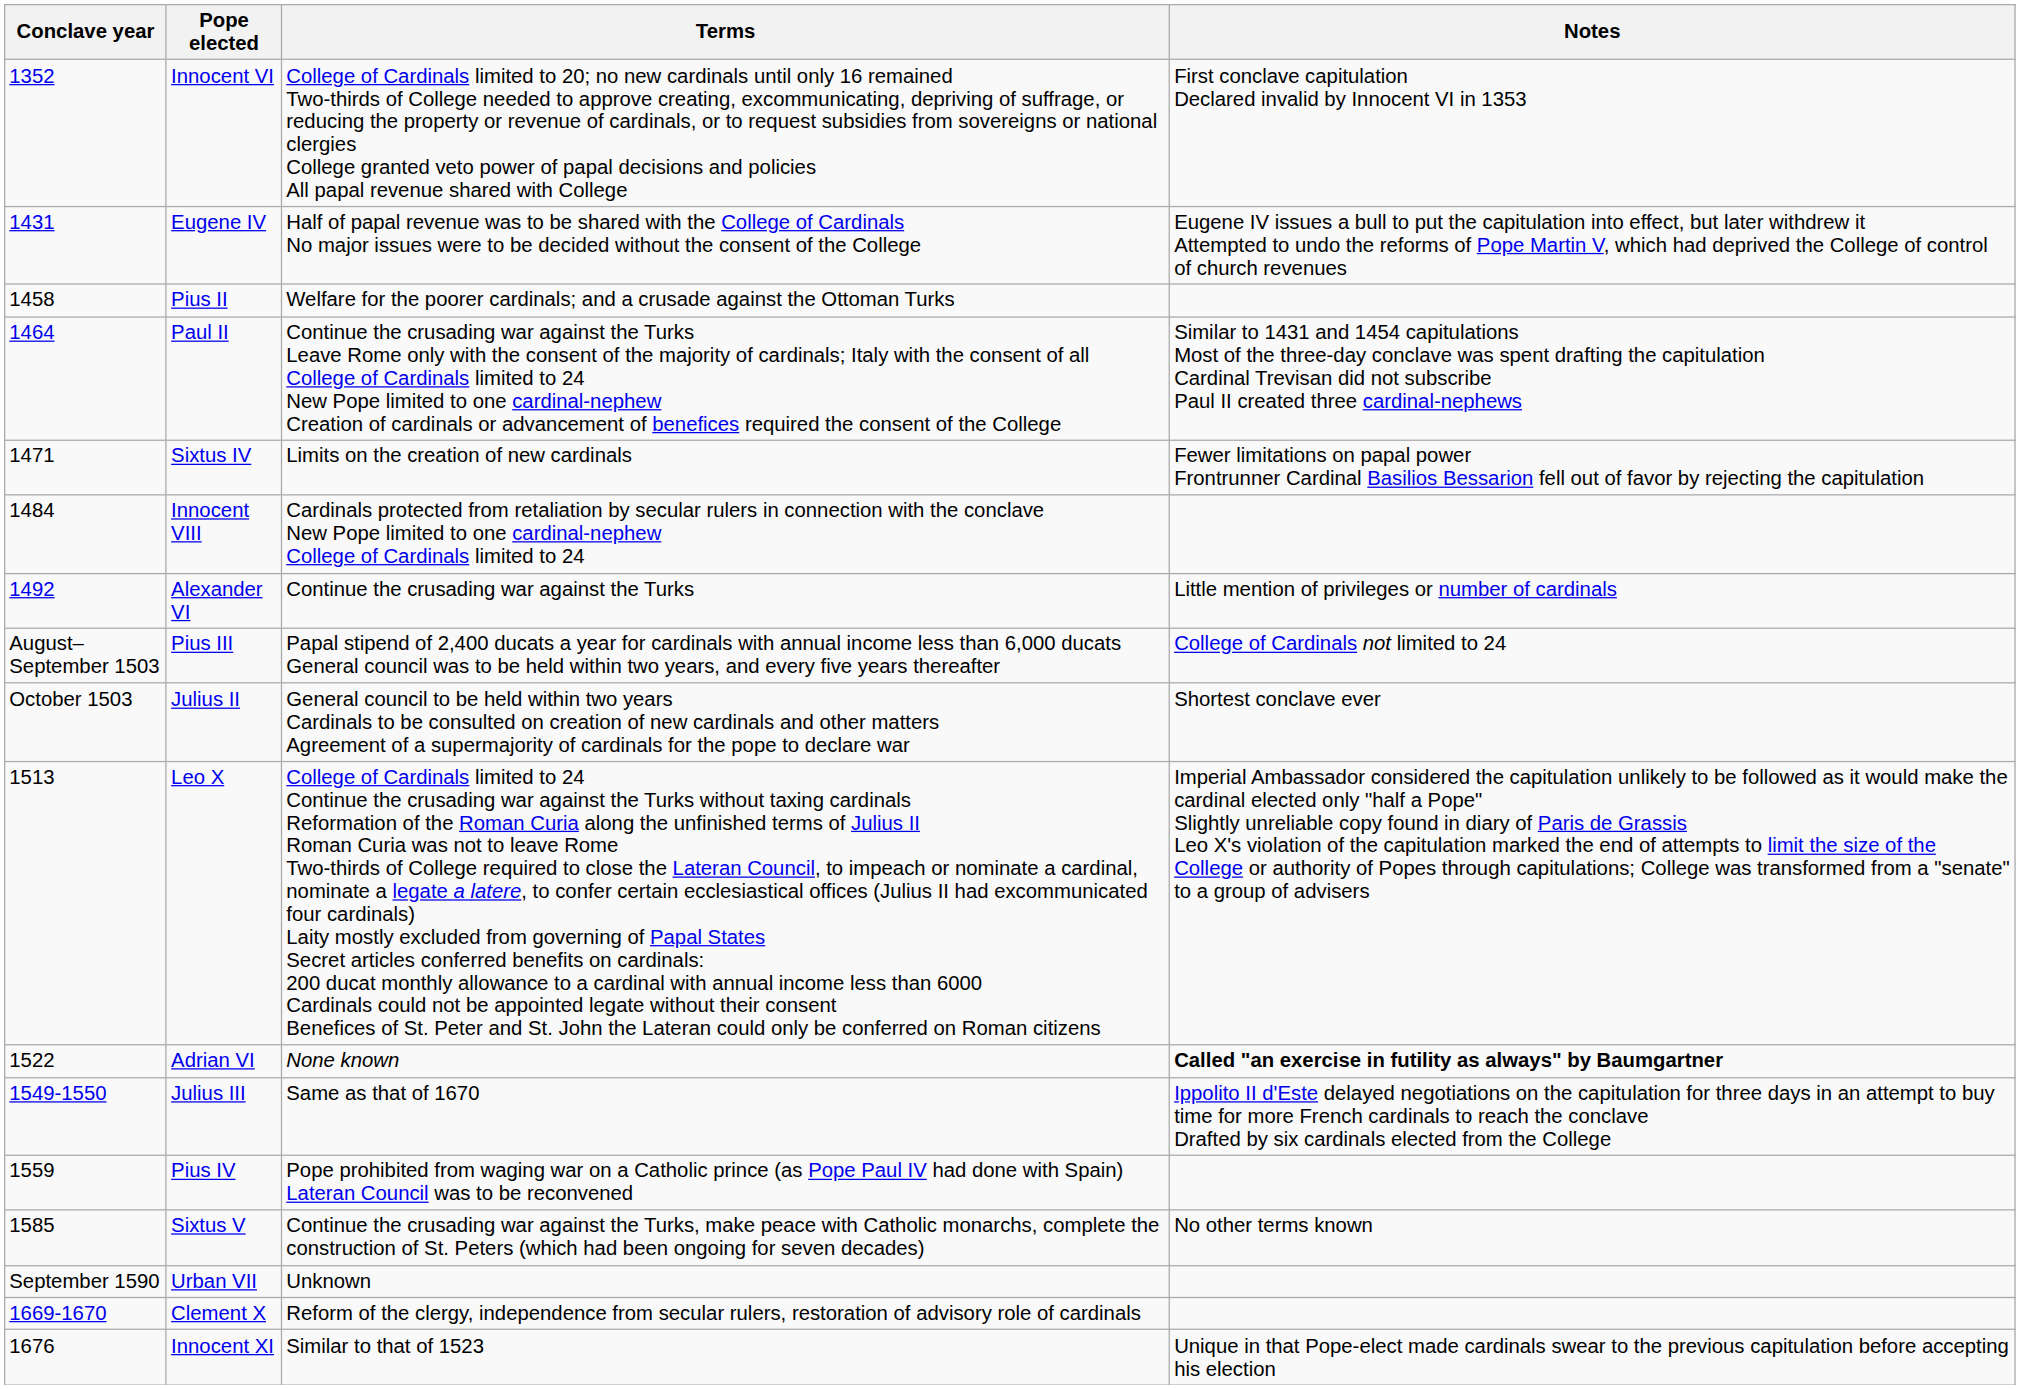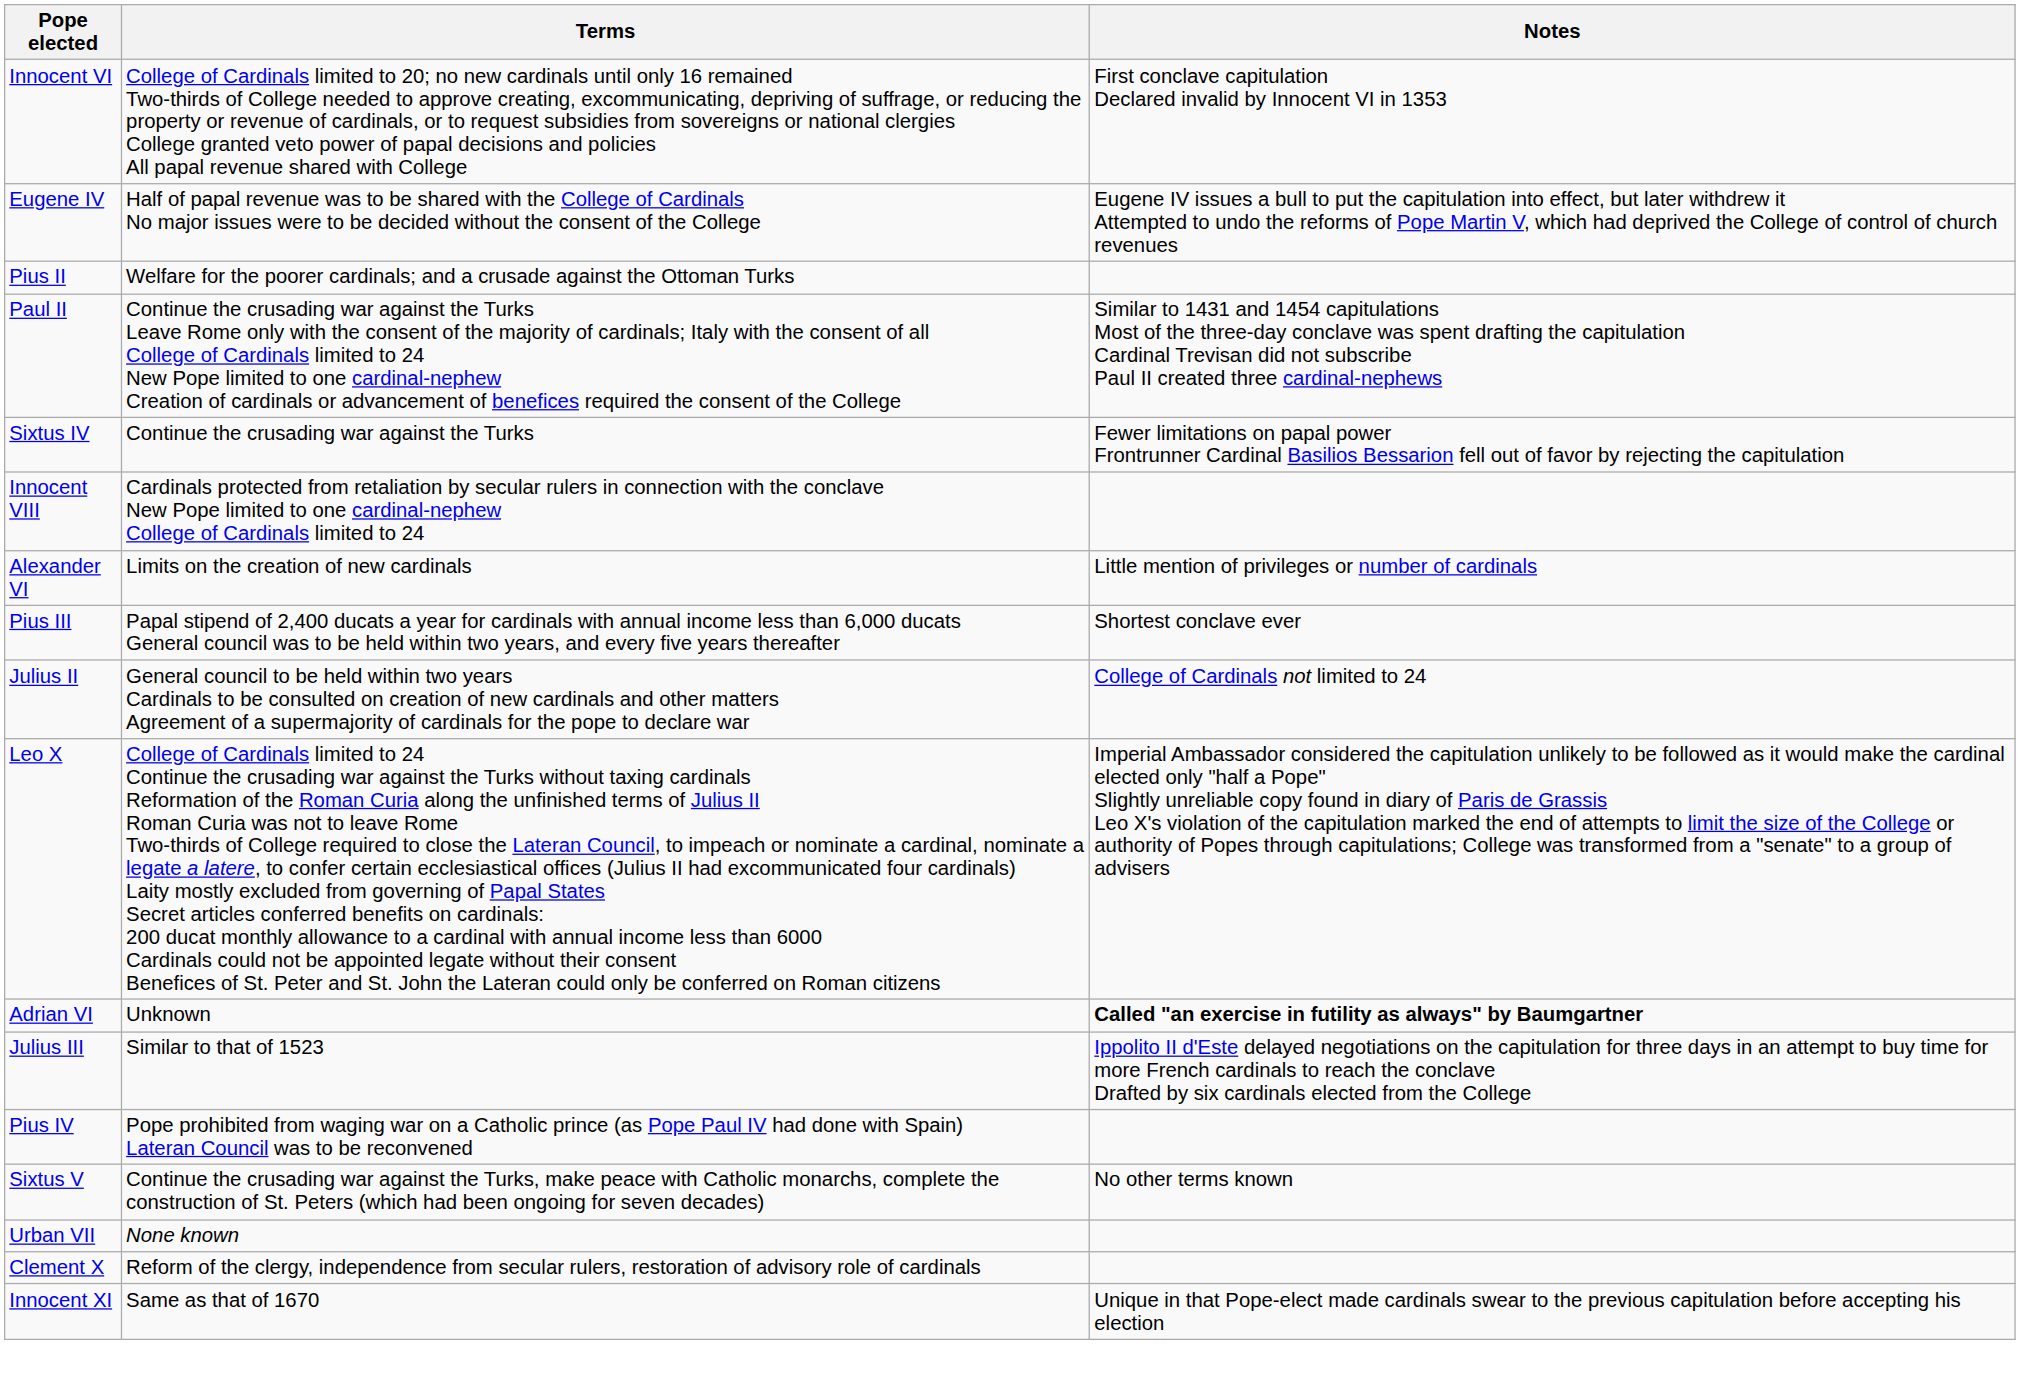- column: (86, 32)
(459, 456) Limits on the creation of new cardinals -> (330, 433) Continue the crusading war against the Turks
(490, 589) Continue the crusading war against the Turks -> (299, 566) Limits on the creation of new cardinals
(1340, 644) College of Cardinals not limited to 24 -> (1198, 621) Shortest conclave ever
(1277, 699) Shortest conclave ever -> (1260, 676) College of Cardinals not limited to 24
(343, 1060) None known -> (168, 1015) Unknown
(383, 1093) Same as that of 1670 -> (225, 1047) Similar to that of 1523
(329, 1281) Unknown -> (183, 1235) None known
(385, 1345) Similar to that of 1523 -> (223, 1299) Same as that of 1670
